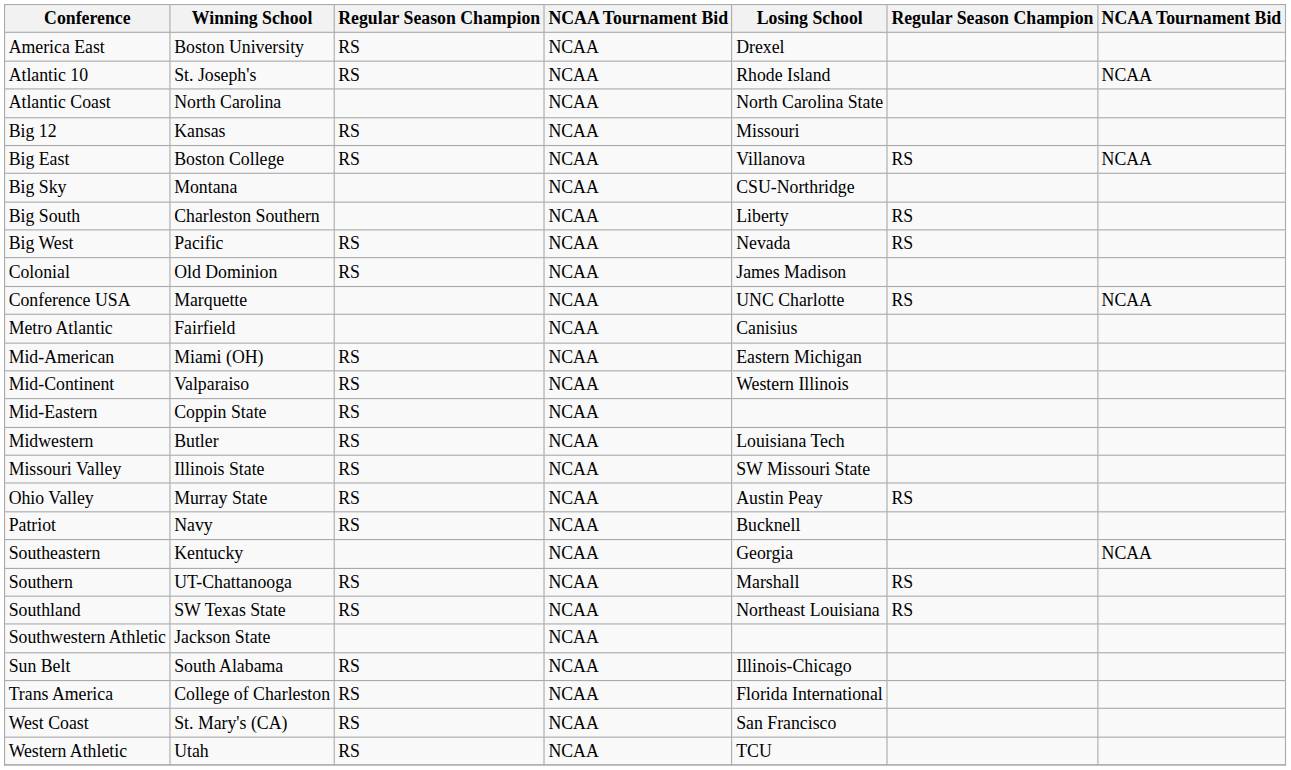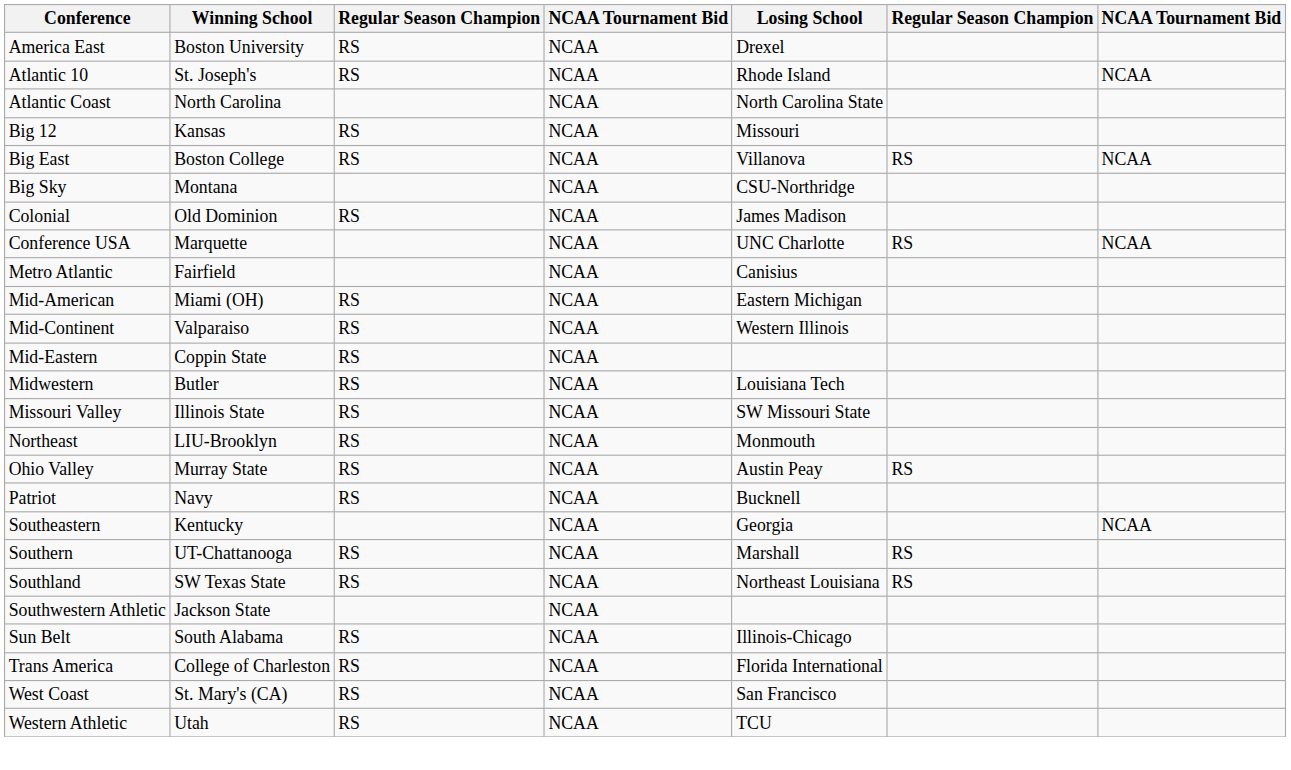- row: (44, 215)
- row: (41, 243)
+ row: (43, 441)
